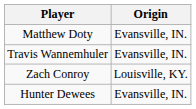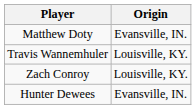(151, 54) Evansville, IN. -> (151, 54) Louisville, KY.
